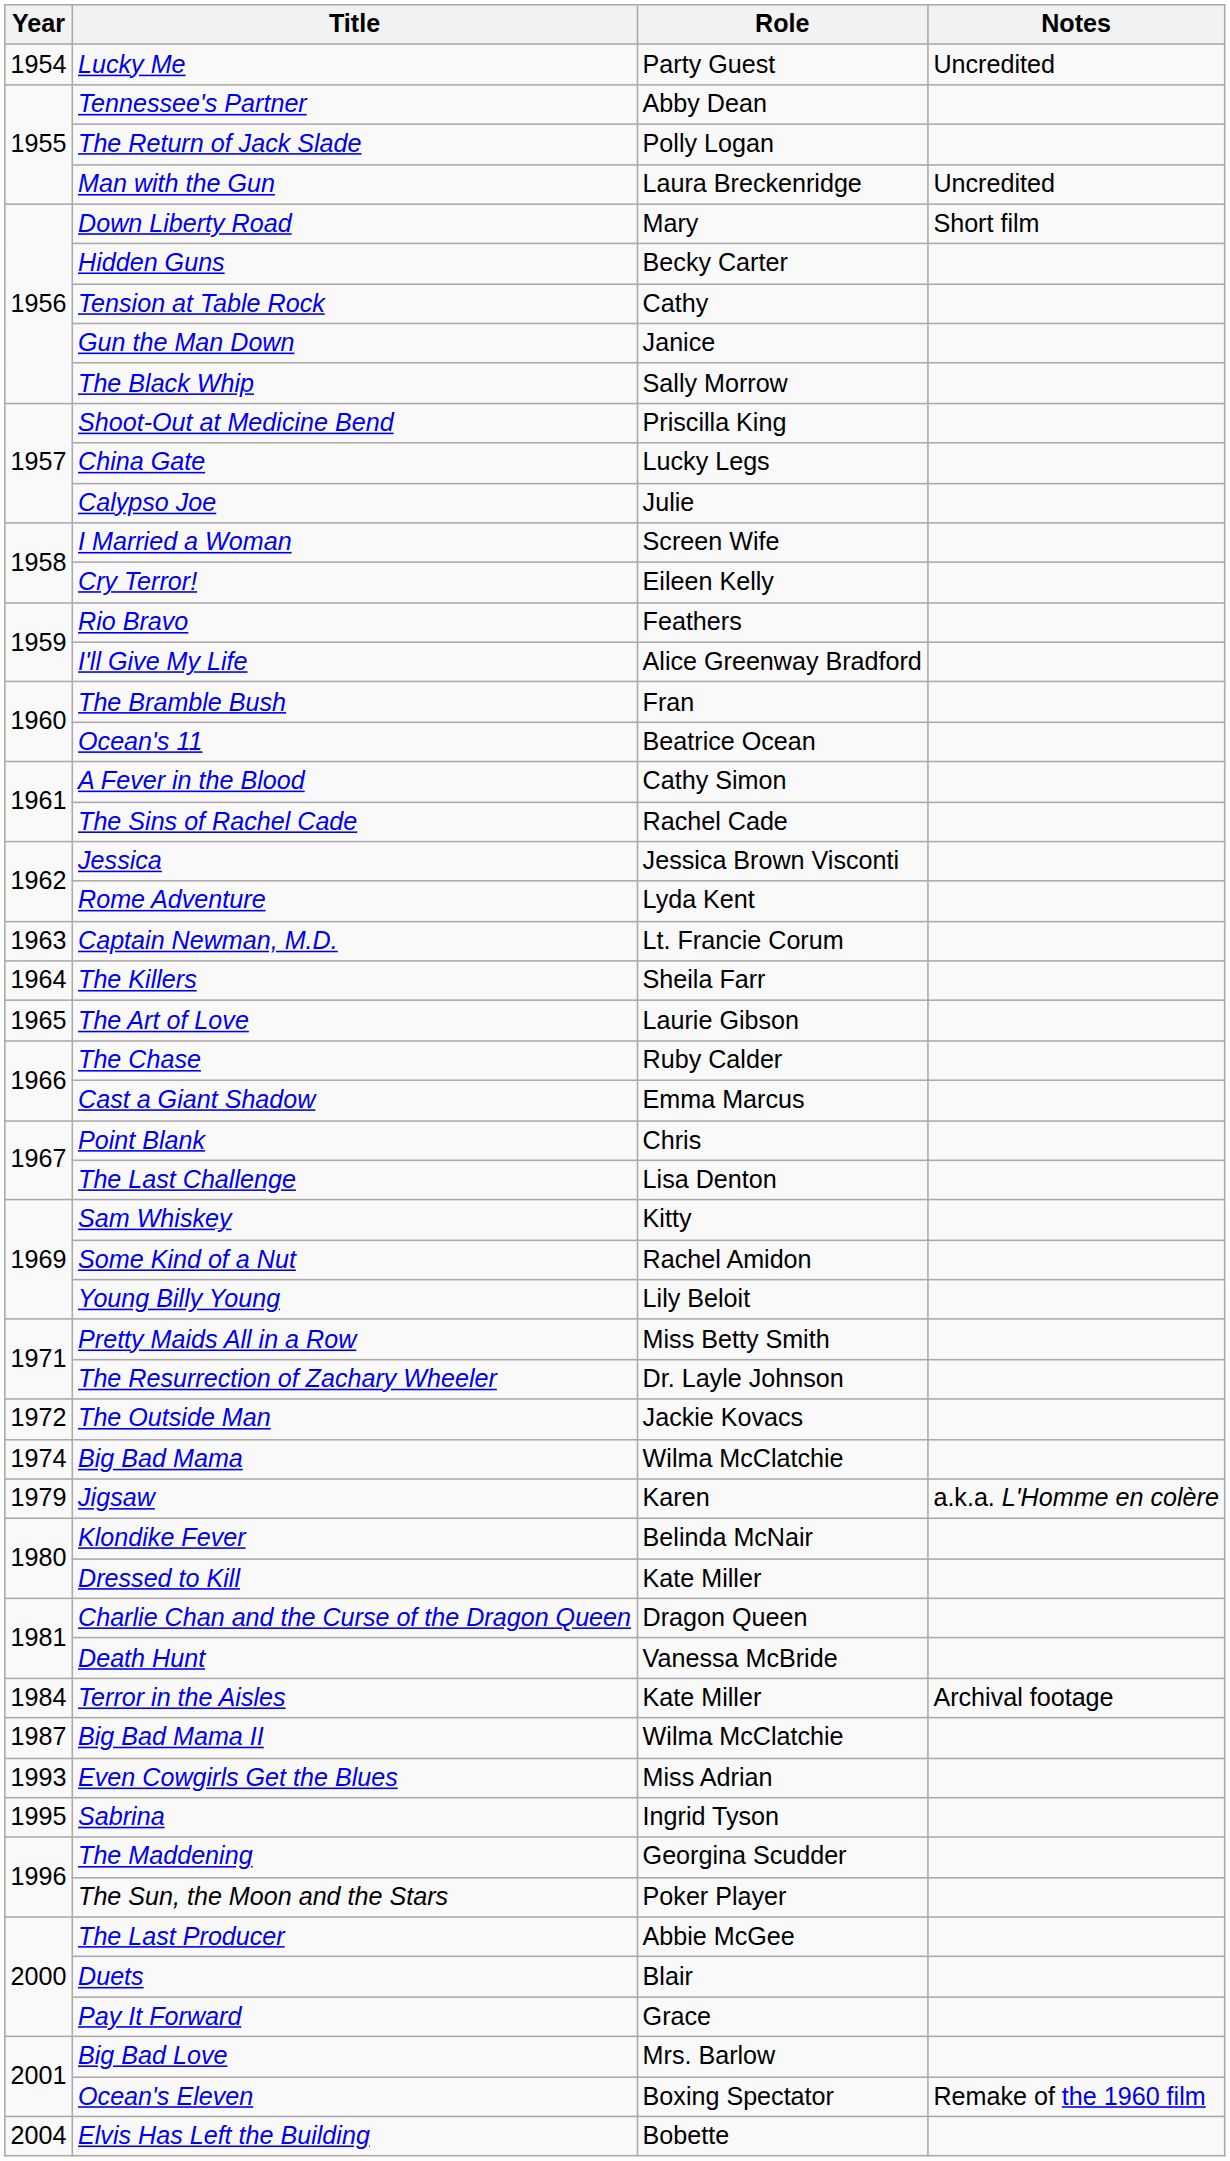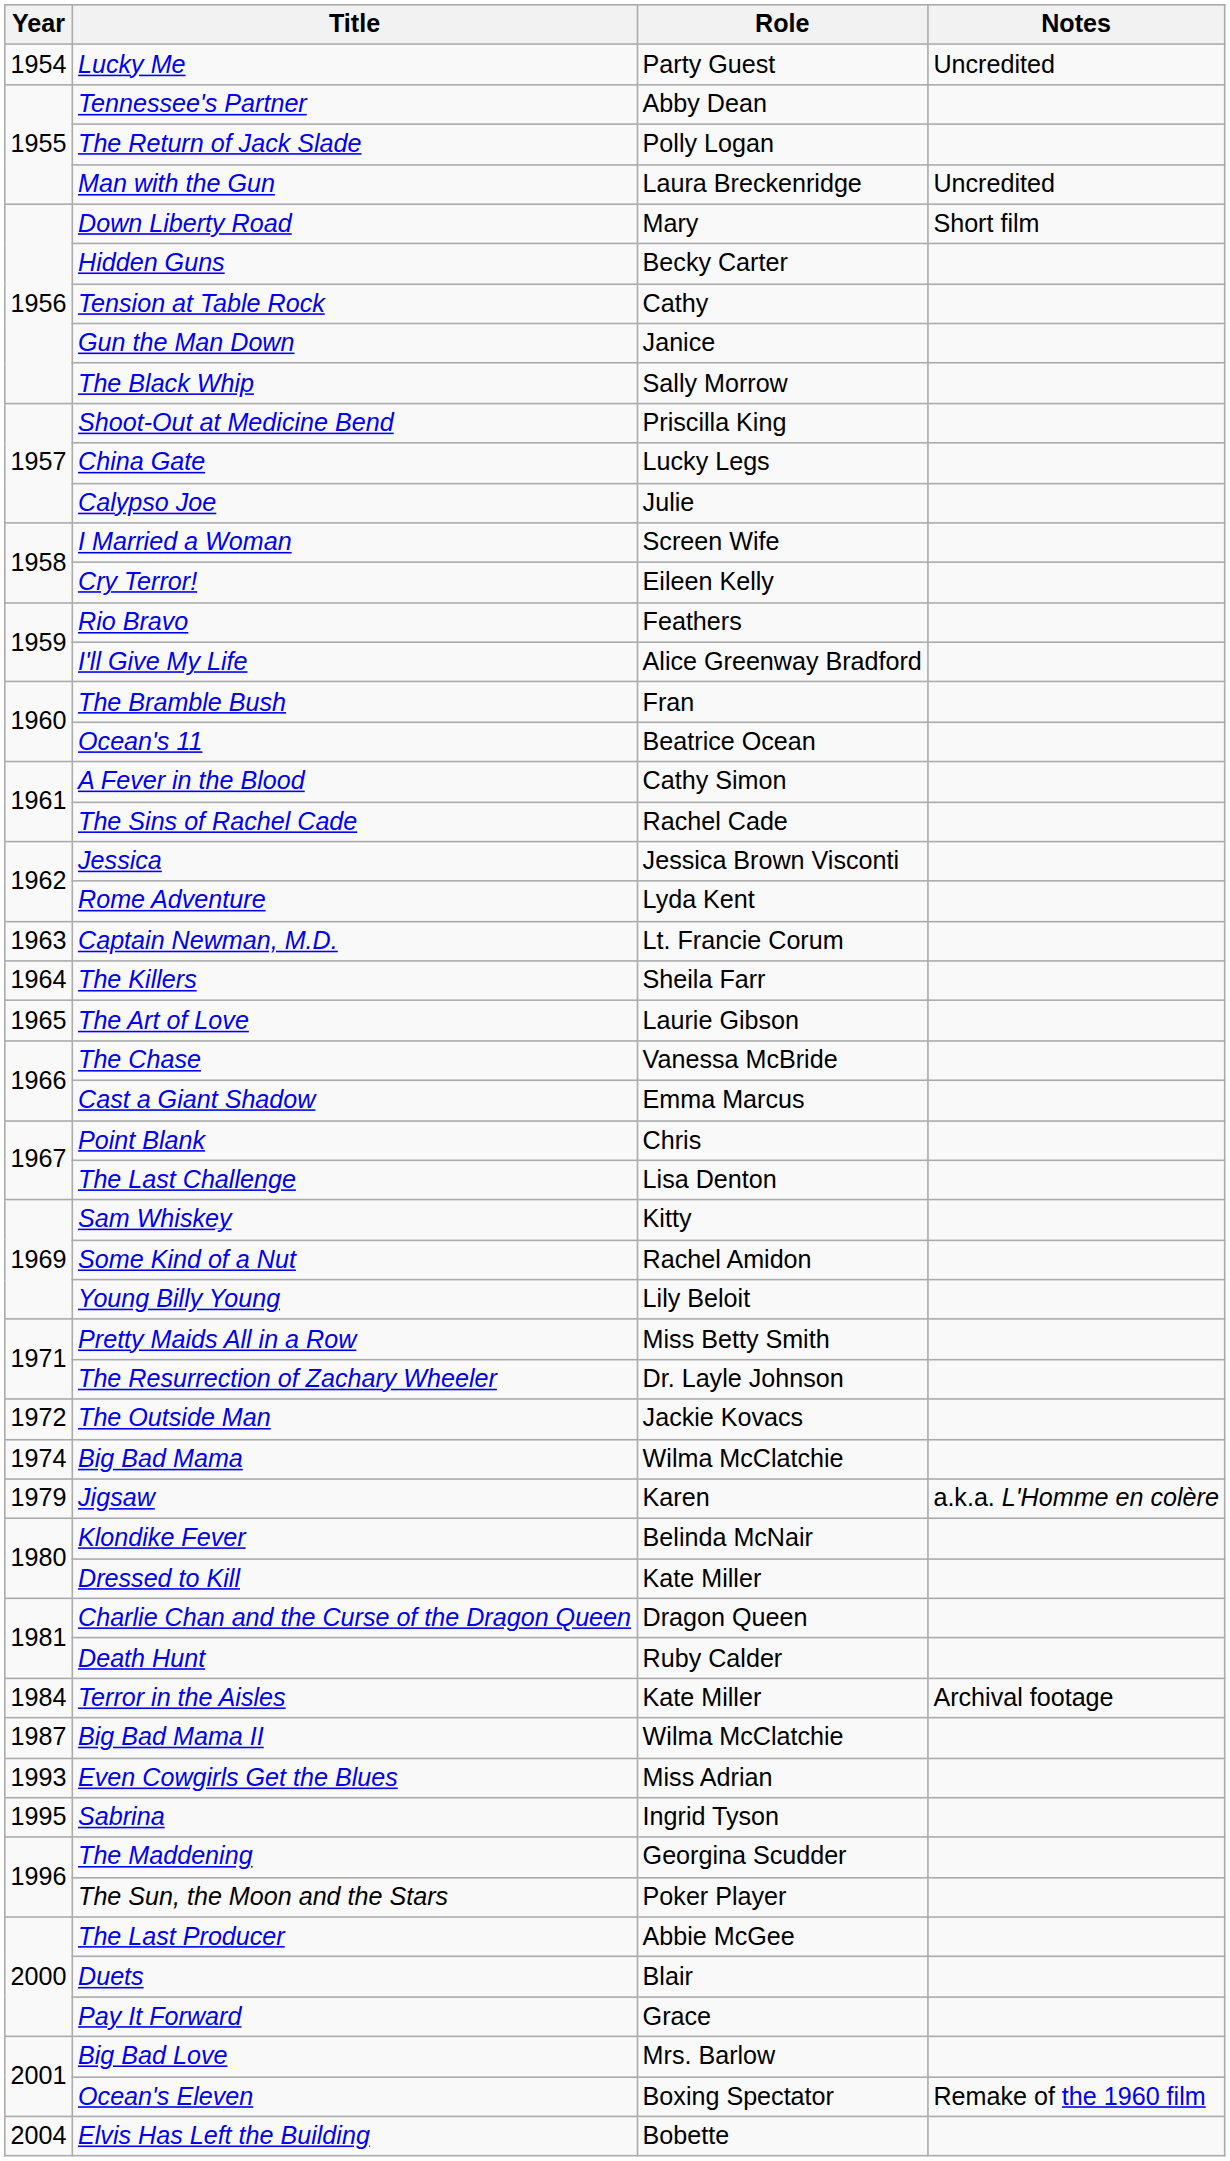(712, 1060) Ruby Calder -> (740, 1060) Vanessa McBride
(740, 1657) Vanessa McBride -> (712, 1657) Ruby Calder
